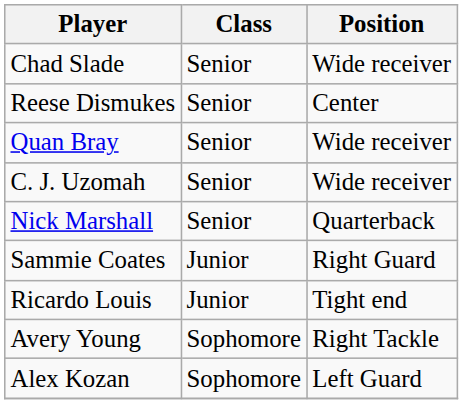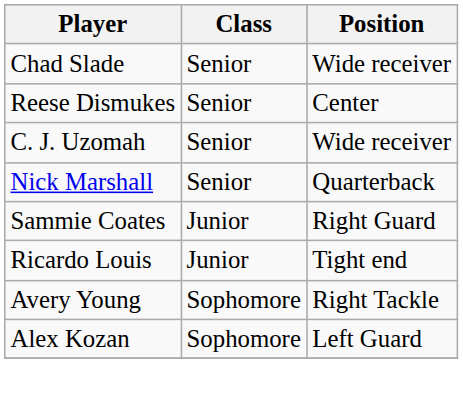- row: (65, 142)
